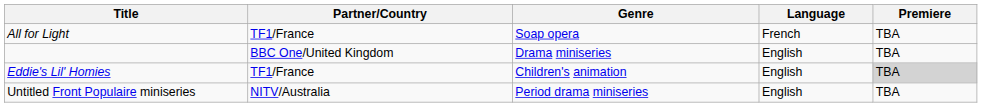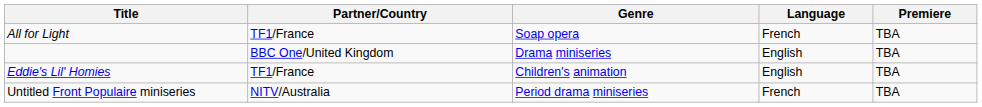(888, 72) lightgrey background -> (888, 72) no background
(782, 92) English -> (781, 92) French
